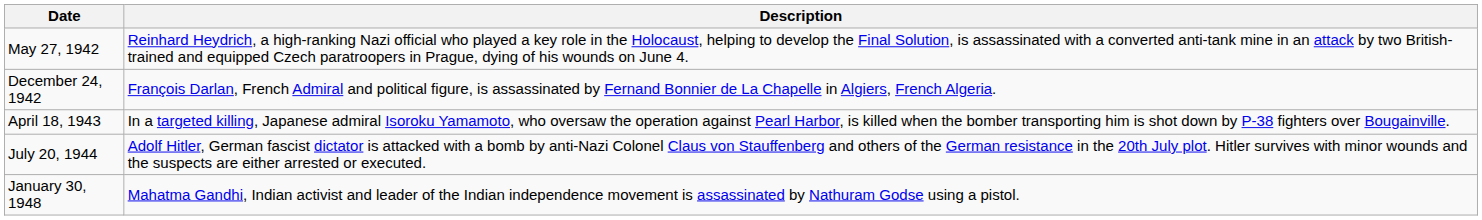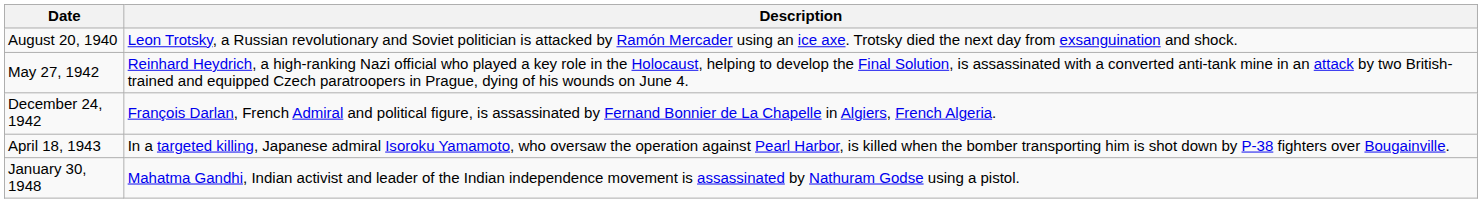+ row: (63, 40)
- row: (53, 154)
